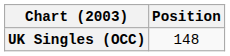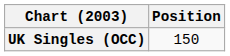(186, 40) 148 -> (186, 40) 150
